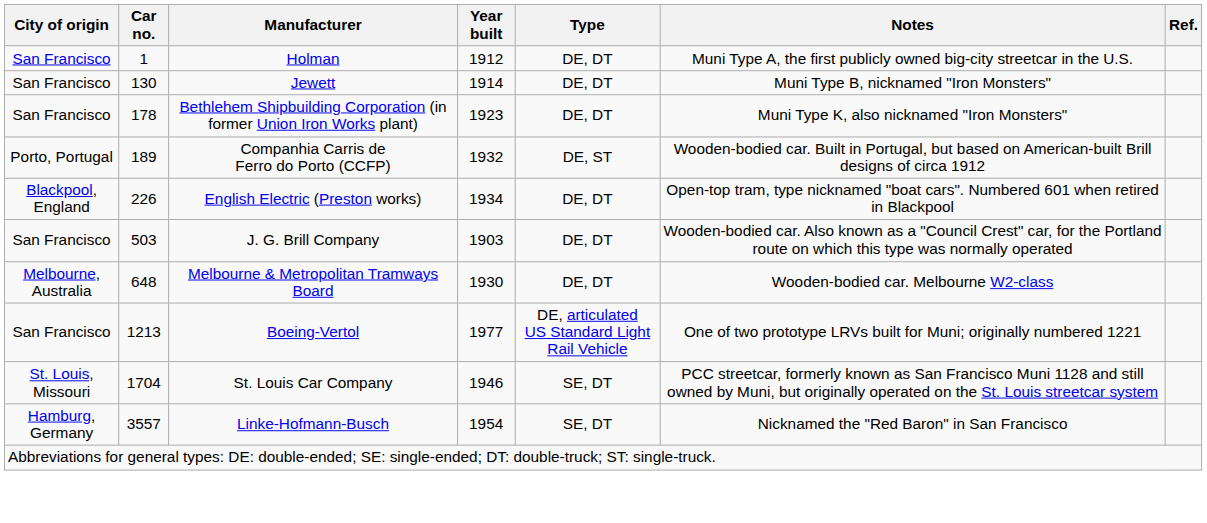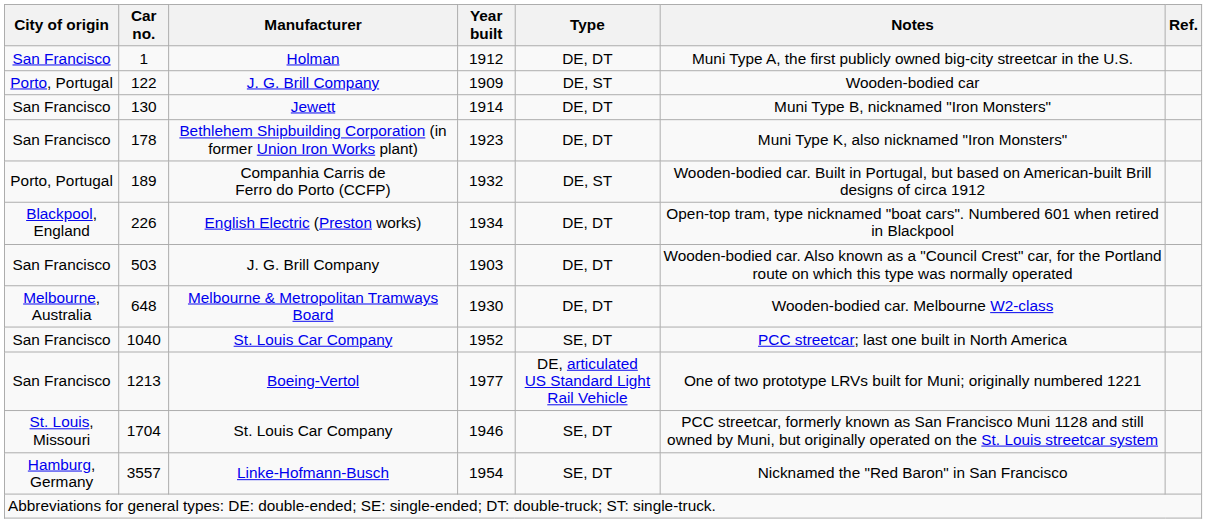+ row: (144, 82)
+ row: (144, 339)
